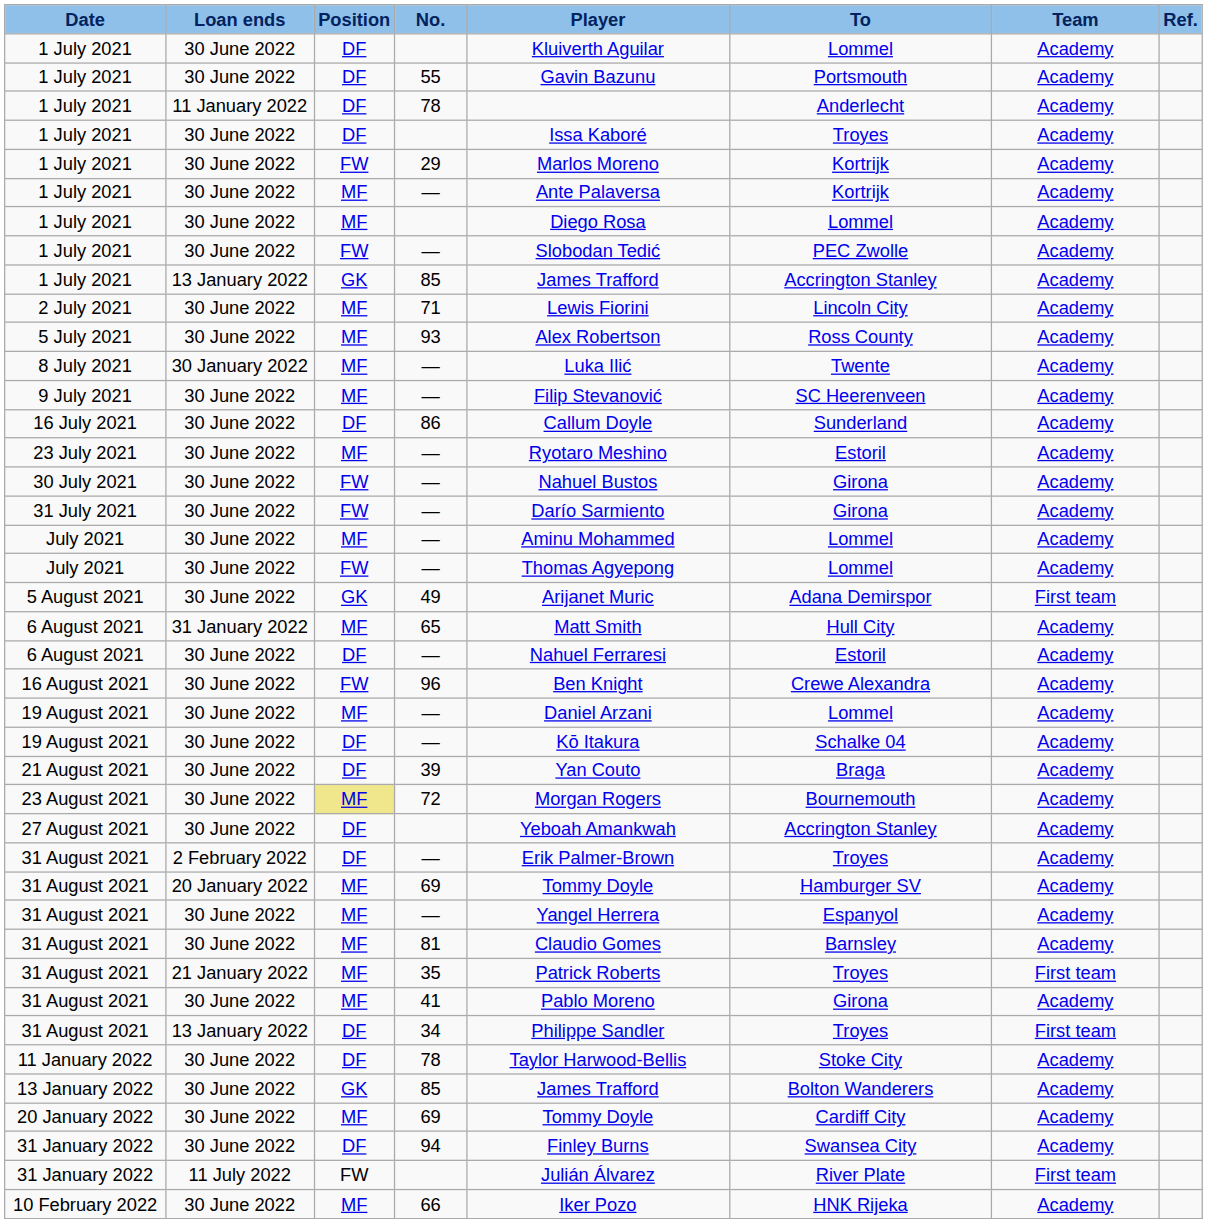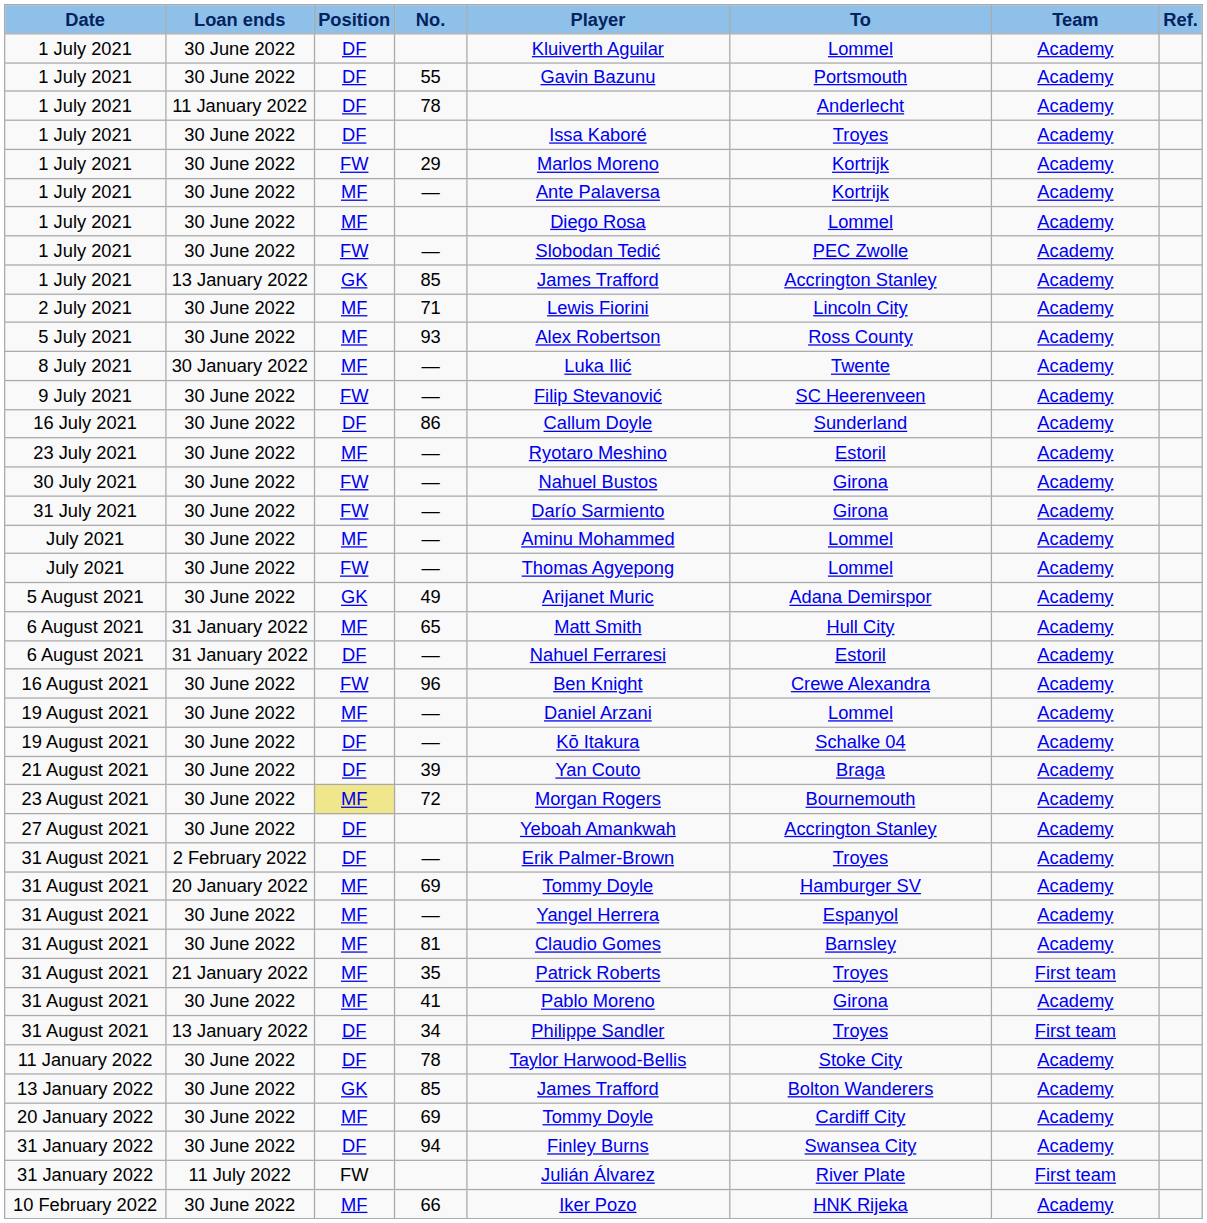(354, 395) MF -> (354, 395) FW
(1075, 597) First team -> (1075, 597) Academy
(240, 655) 30 June 2022 -> (240, 655) 31 January 2022
